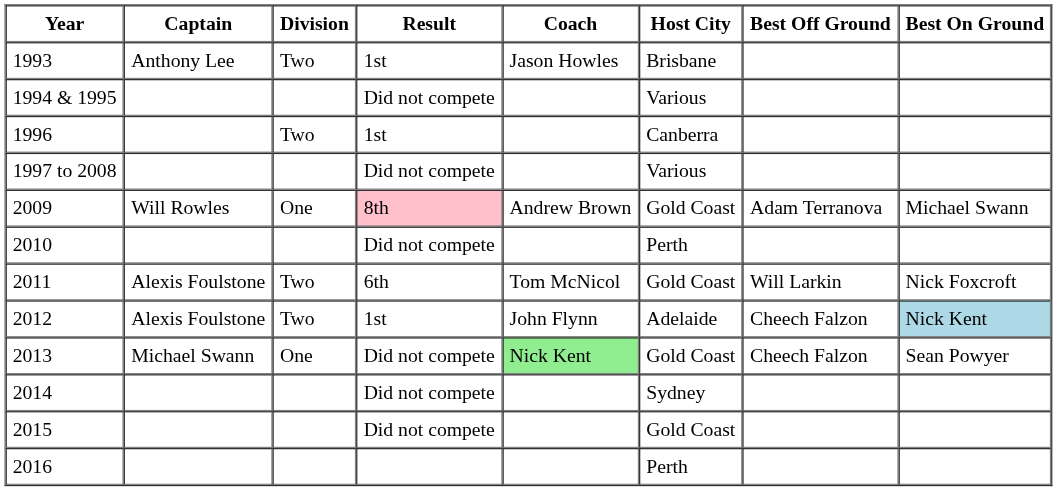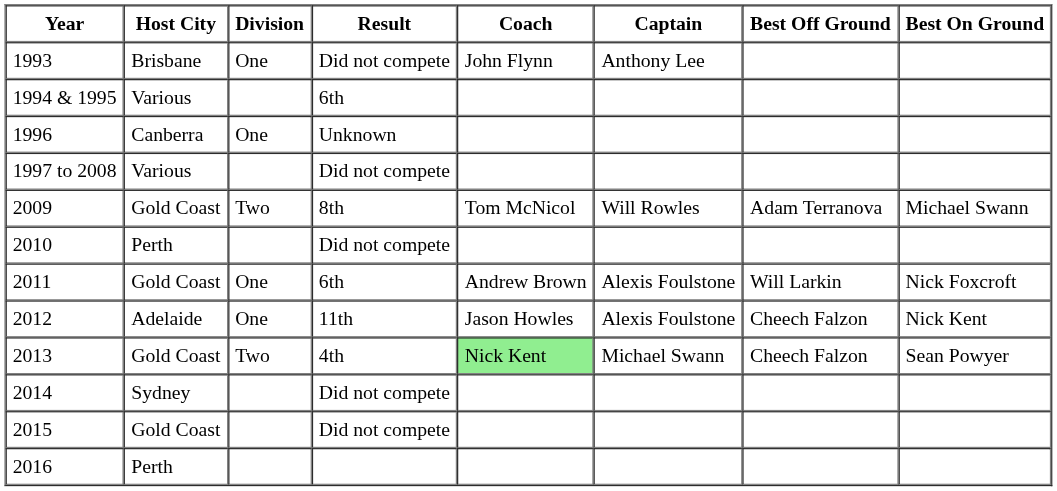columns swapped: (691, 23) <-> (198, 23)
(297, 60) Two -> (252, 60) One
(375, 60) 1st -> (384, 60) Did not compete
(564, 60) Jason Howles -> (509, 60) John Flynn
(429, 97) Did not compete -> (331, 97) 6th
(297, 134) Two -> (252, 134) One
(375, 134) 1st -> (358, 134) Unknown
(296, 208) One -> (253, 208) Two
(376, 208) pink background -> (331, 208) no background
(571, 208) Andrew Brown -> (520, 208) Tom McNicol
(297, 281) Two -> (252, 281) One
(565, 281) Tom McNicol -> (526, 281) Andrew Brown
(297, 318) Two -> (252, 318) One
(375, 318) 1st -> (336, 318) 11th
(554, 318) John Flynn -> (519, 318) Jason Howles
(946, 318) lightblue background -> (946, 318) no background
(296, 355) One -> (253, 355) Two
(429, 355) Did not compete -> (331, 355) 4th
